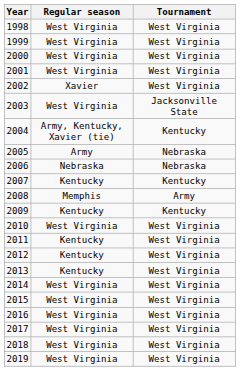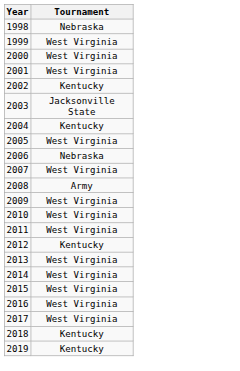- column: (82, 12)
(184, 27) West Virginia -> (82, 27) Nebraska
(184, 86) West Virginia -> (82, 86) Kentucky
(184, 151) Nebraska -> (82, 141) West Virginia
(184, 181) Kentucky -> (82, 171) West Virginia
(184, 211) Kentucky -> (82, 200) West Virginia
(184, 255) West Virginia -> (82, 245) Kentucky
(184, 344) West Virginia -> (82, 334) Kentucky
(184, 359) West Virginia -> (82, 349) Kentucky
